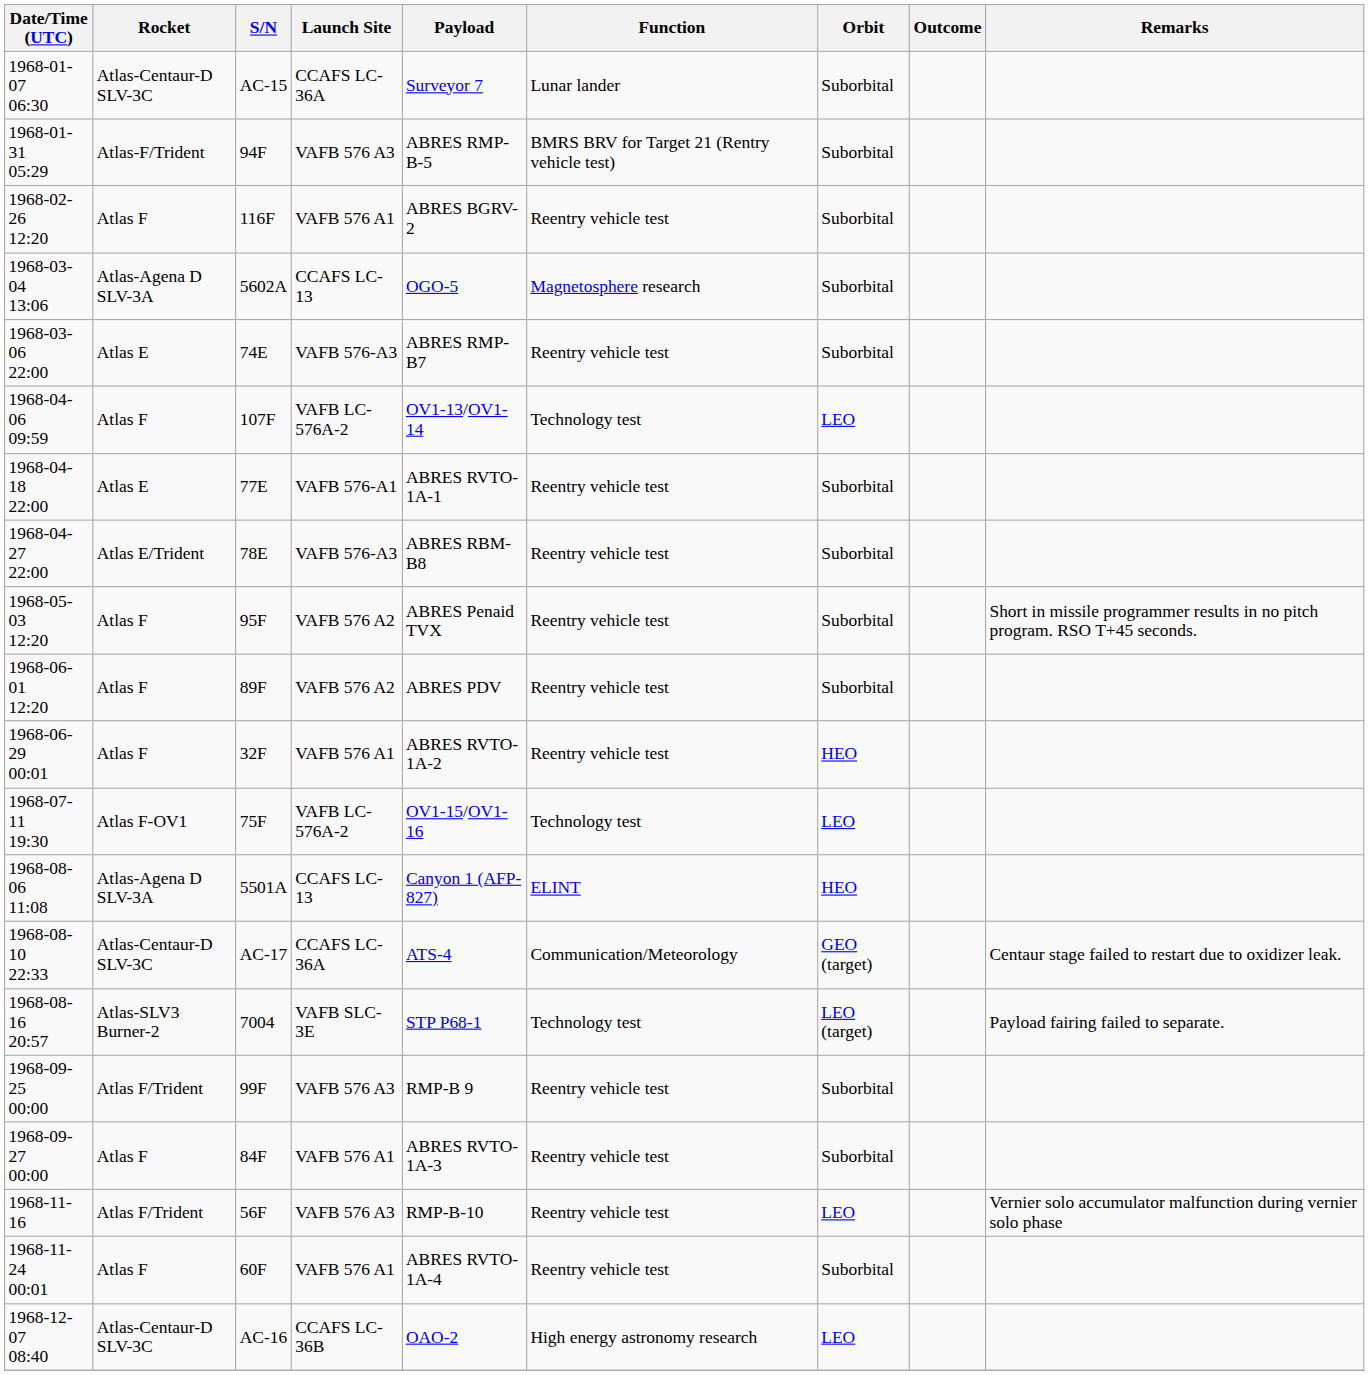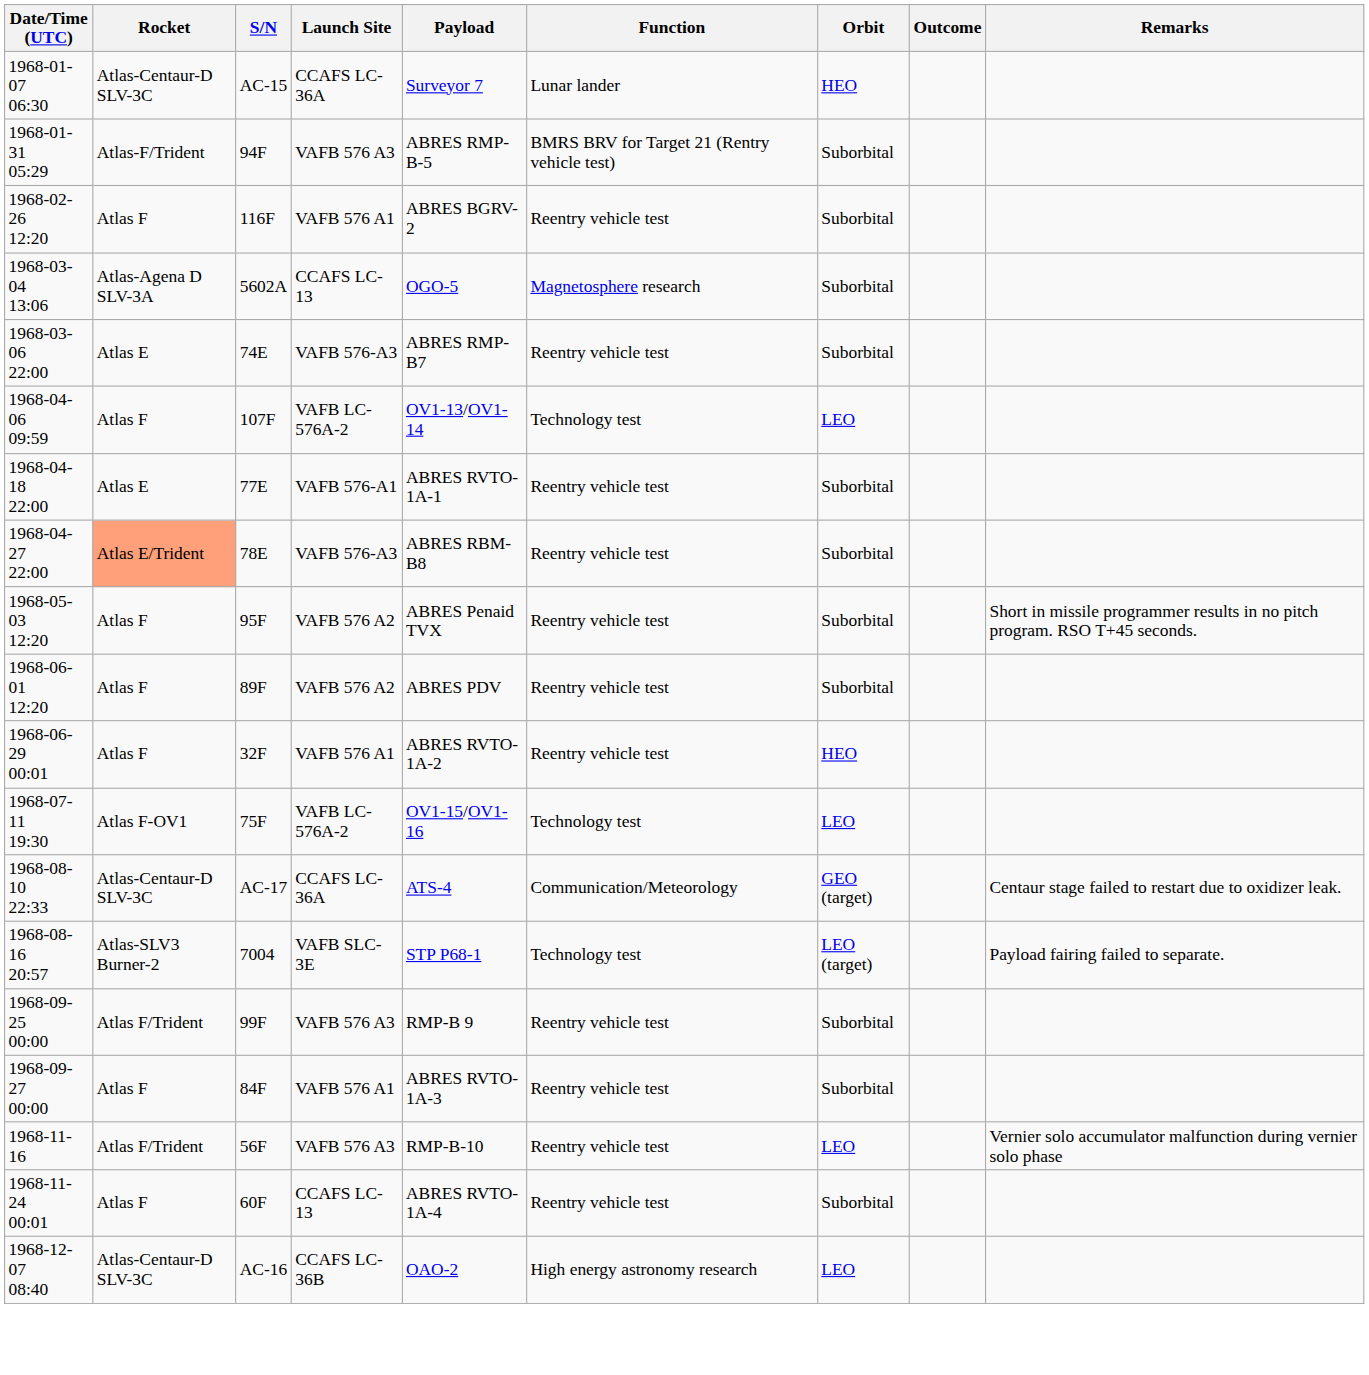(858, 85) Suborbital -> (839, 85) HEO
(150, 553) no background -> (150, 553) lightsalmon background
- row: (41, 888)
(345, 1269) VAFB 576 A1 -> (339, 1202) CCAFS LC-13
